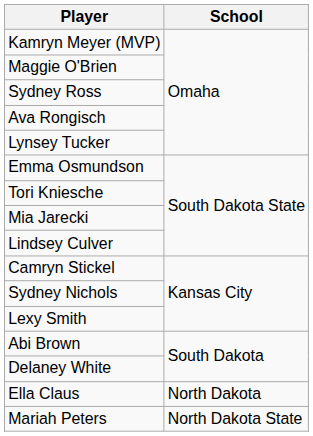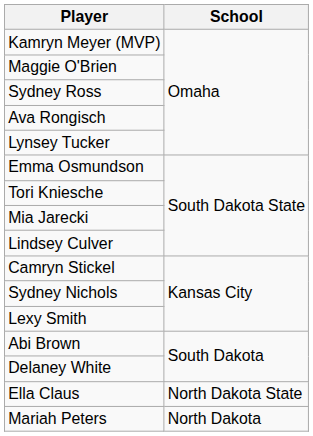(214, 393) North Dakota -> (235, 393) North Dakota State
(235, 419) North Dakota State -> (214, 419) North Dakota
